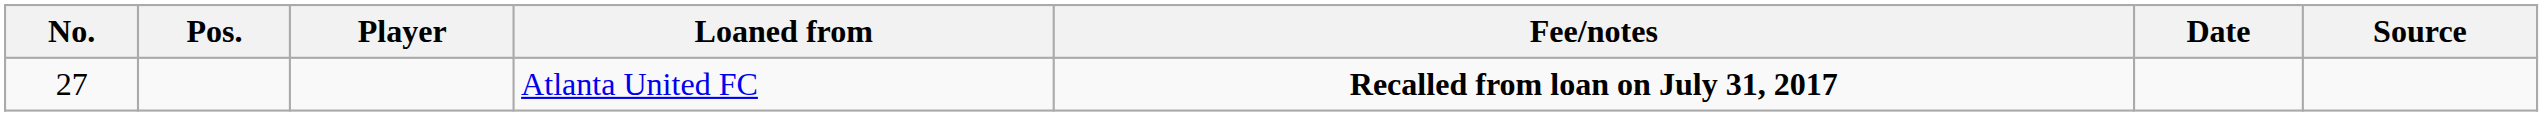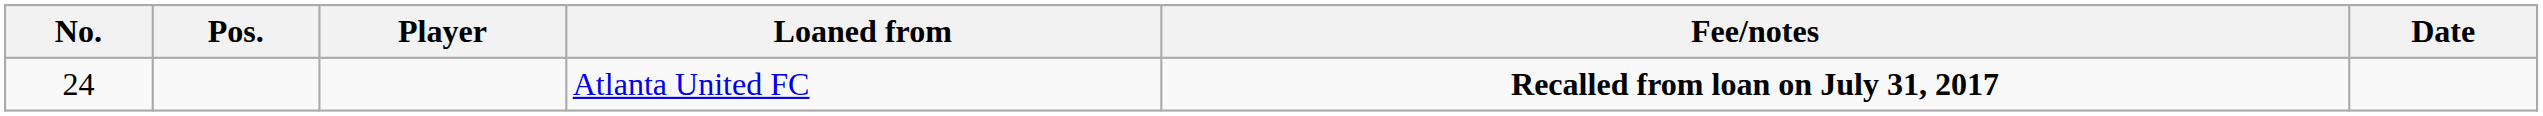- column: (2420, 31)
(72, 84) 27 -> (78, 84) 24
